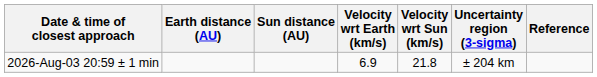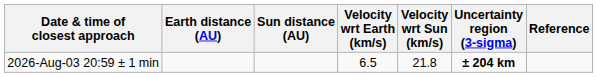(368, 62) 6.9 -> (368, 62) 6.5
(489, 62) normal -> (489, 62) bold
